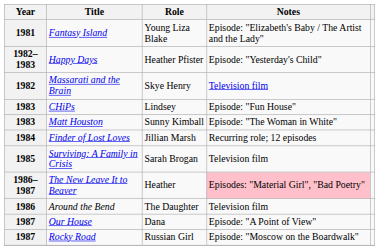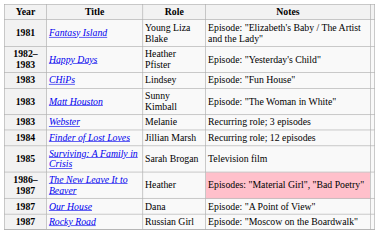- row: (84, 86)
+ row: (64, 122)
- row: (82, 206)
